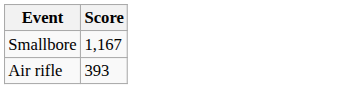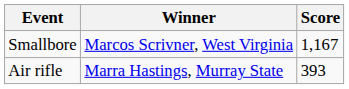+ column: (189, 17)
